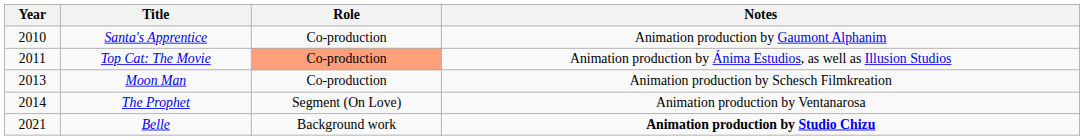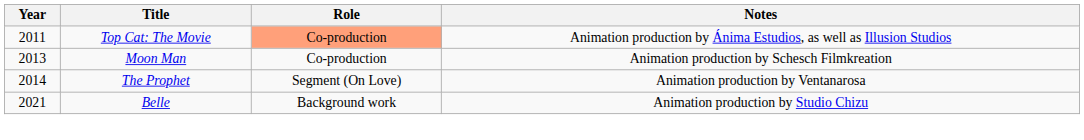- row: (156, 37)
(761, 124) bold -> (761, 102) normal
